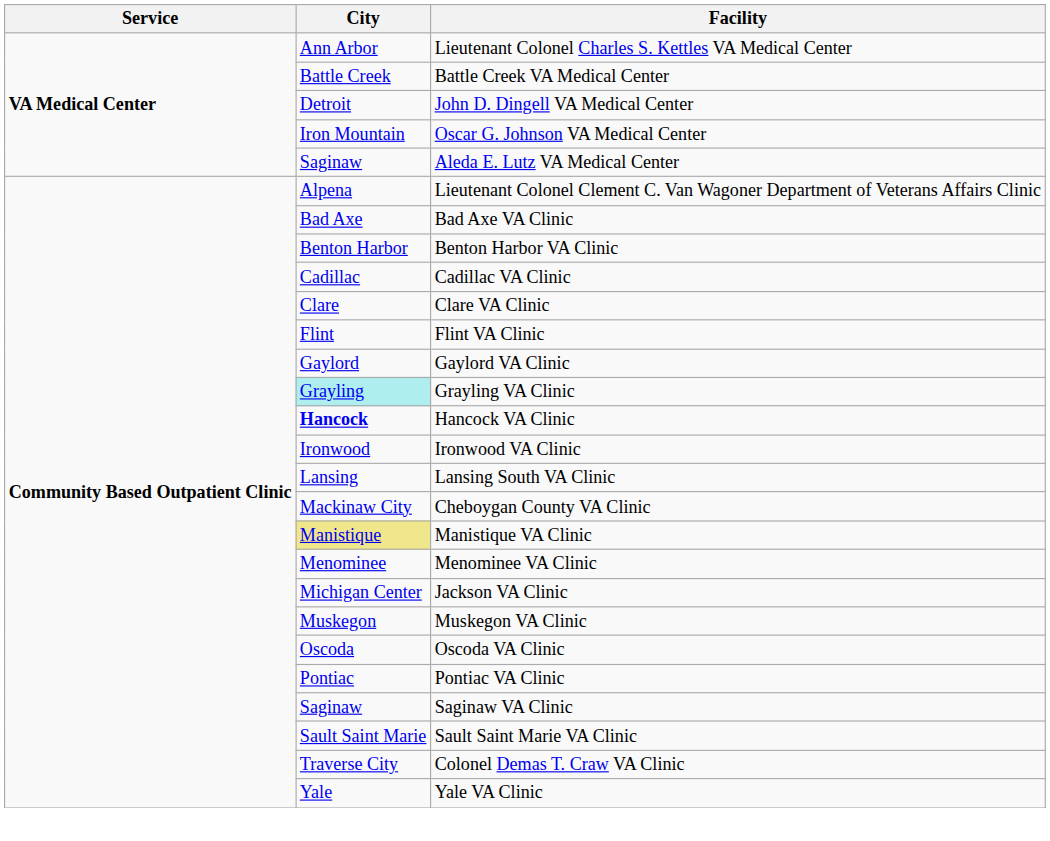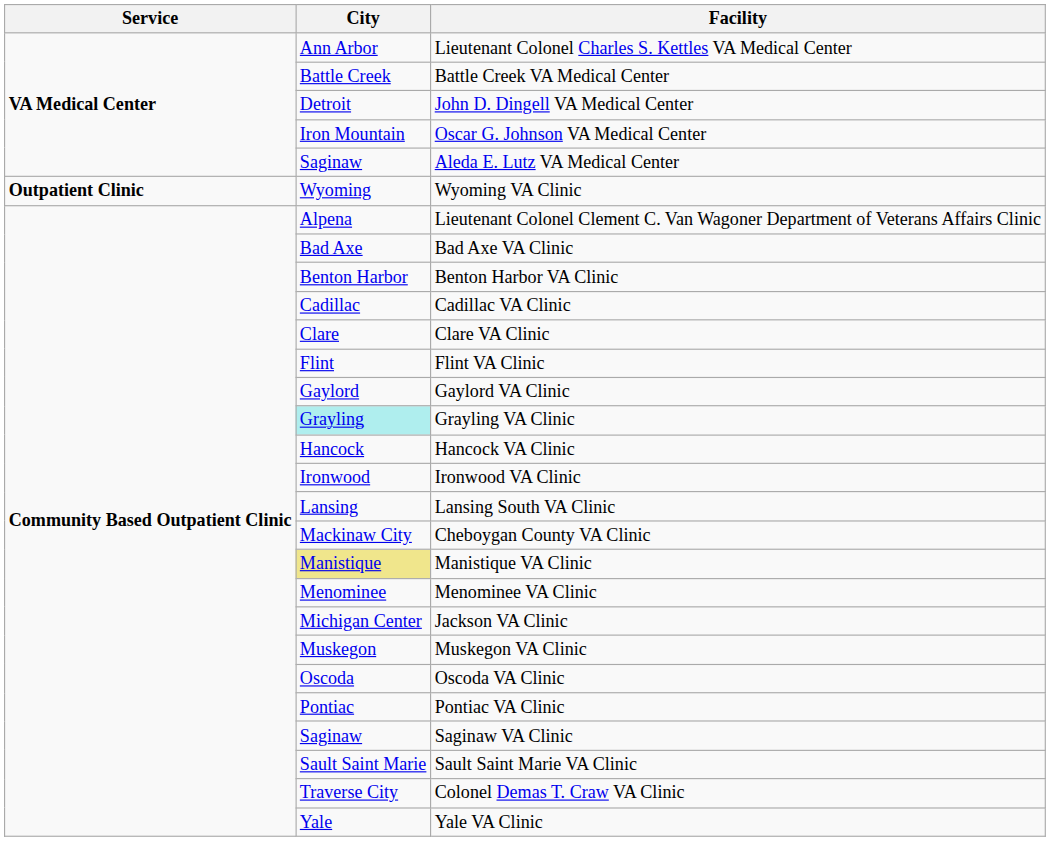+ row: (508, 190)
(334, 420) bold -> (332, 448) normal
